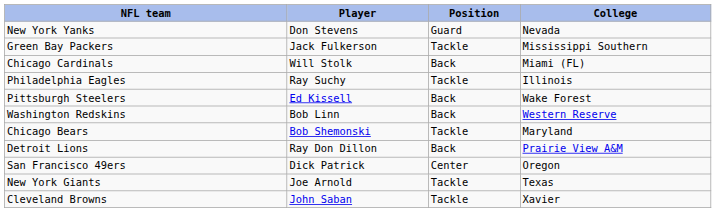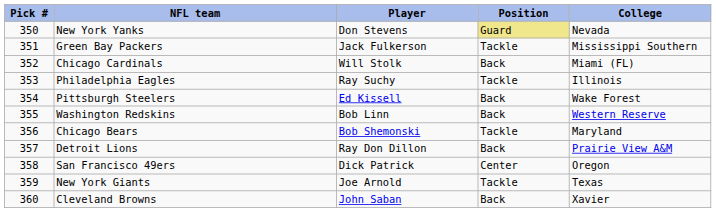+ column: (29, 13)
(446, 30) no background -> (496, 30) khaki background
(449, 199) Tackle -> (493, 199) Back
